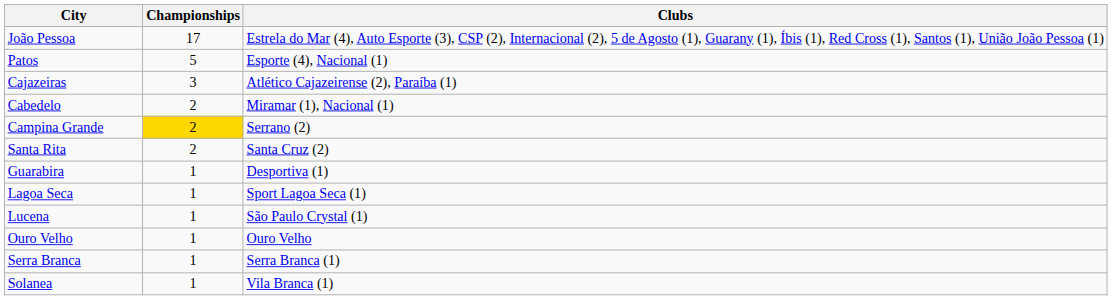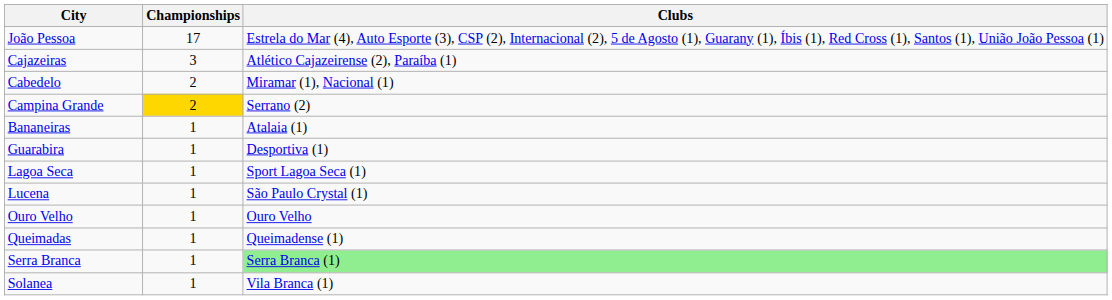- row: (23, 60)
- row: (37, 149)
+ row: (39, 127)
+ row: (39, 238)
(293, 261) no background -> (293, 261) lightgreen background
